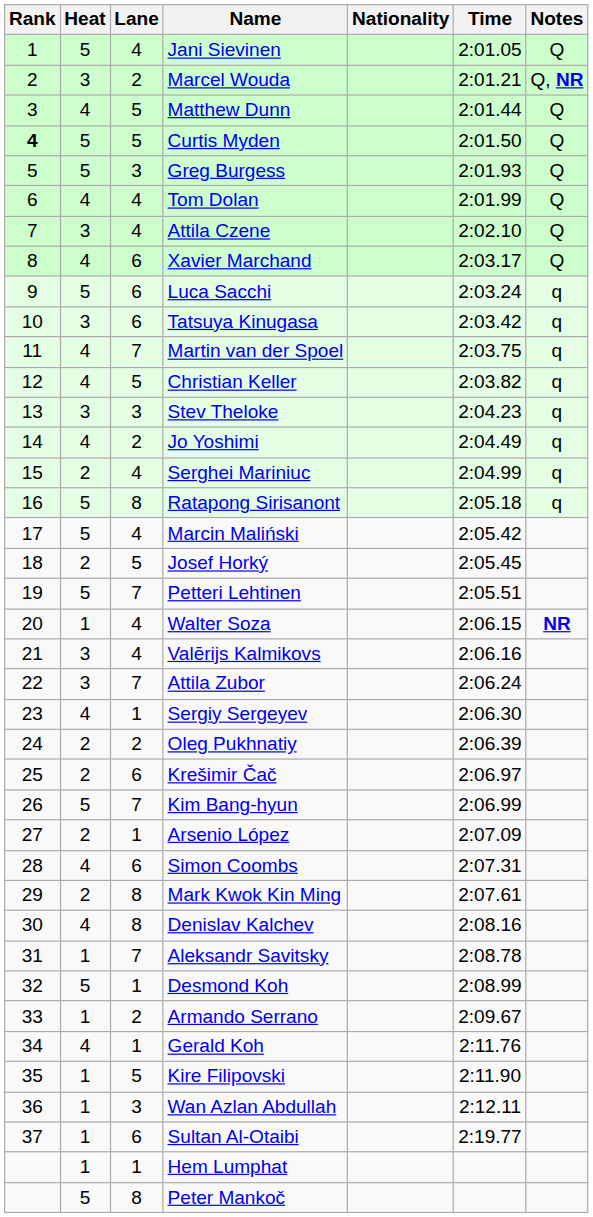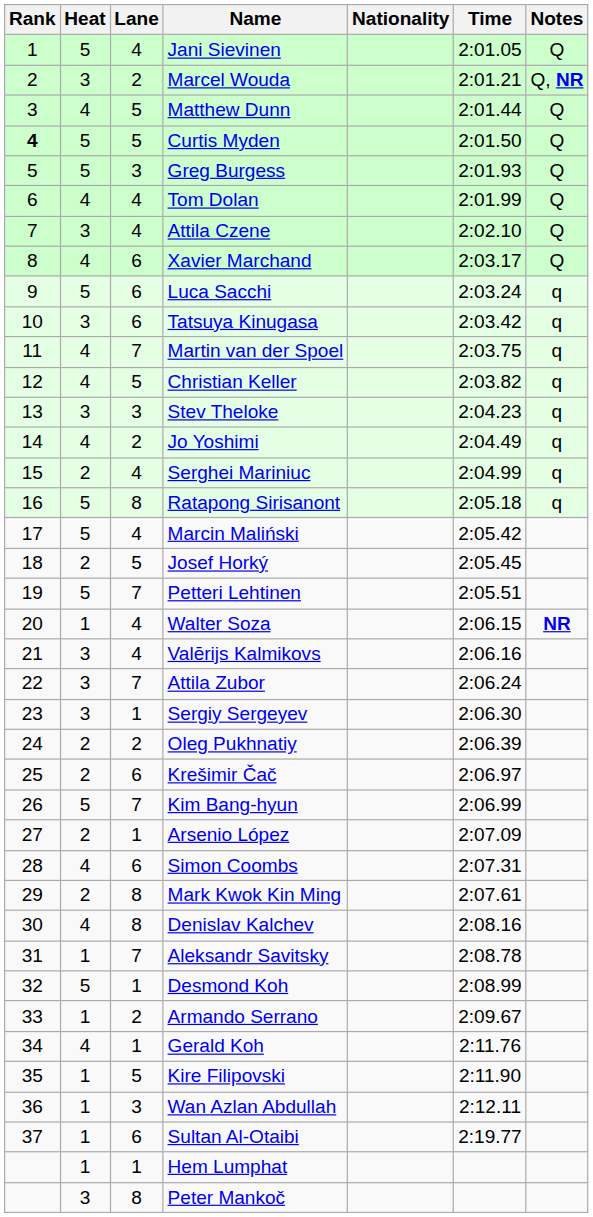(85, 714) 4 -> (85, 714) 3
(85, 1197) 5 -> (85, 1197) 3
